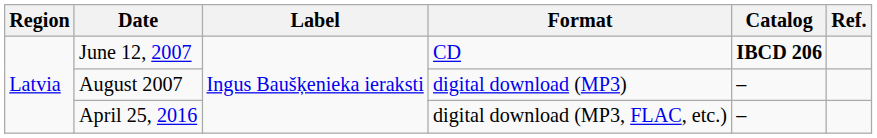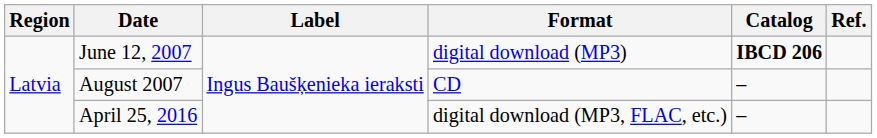(447, 52) CD -> (530, 52) digital download (MP3)
(530, 84) digital download (MP3) -> (447, 84) CD
